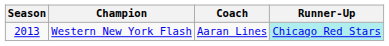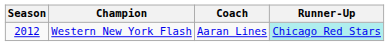(27, 32) 2013 -> (27, 32) 2012
